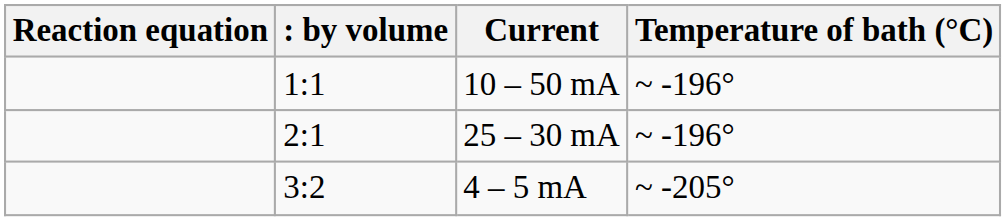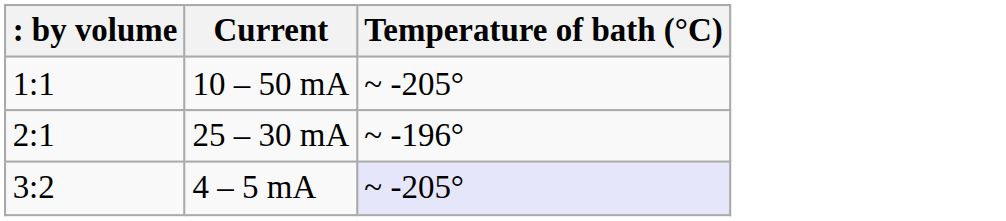- column: (140, 30)
(685, 82) ~ -196° -> (414, 82) ~ -205°
(685, 187) no background -> (414, 187) lavender background
